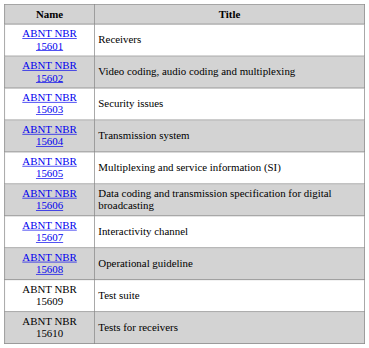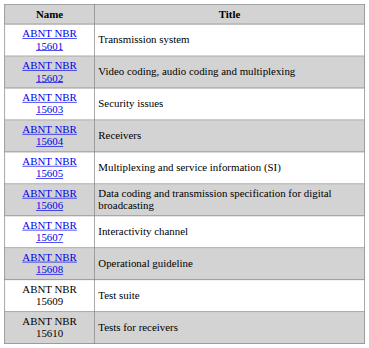(120, 40) Receivers -> (144, 40) Transmission system
(144, 136) Transmission system -> (120, 136) Receivers
